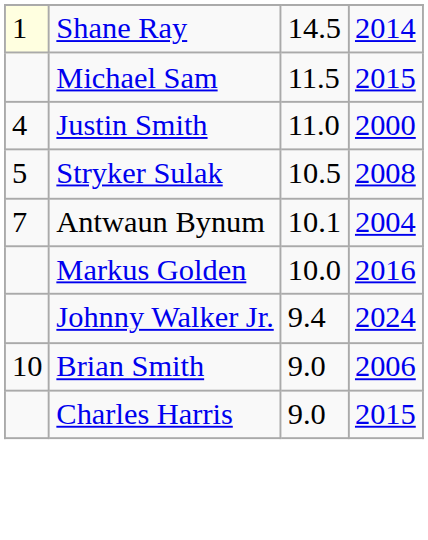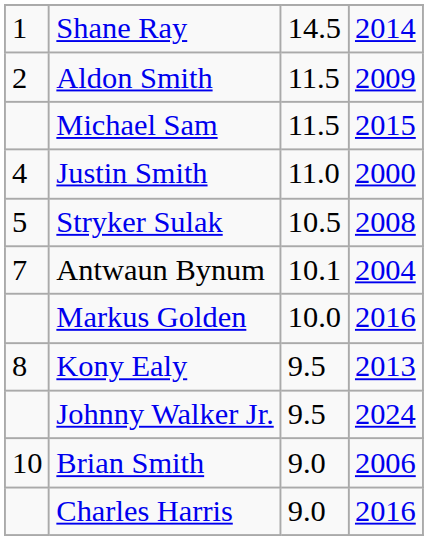(20, 28) lightyellow background -> (20, 28) no background
+ row: (134, 76)
+ row: (122, 366)
(307, 317) 9.4 -> (307, 414) 9.5
(385, 414) 2015 -> (385, 510) 2016
